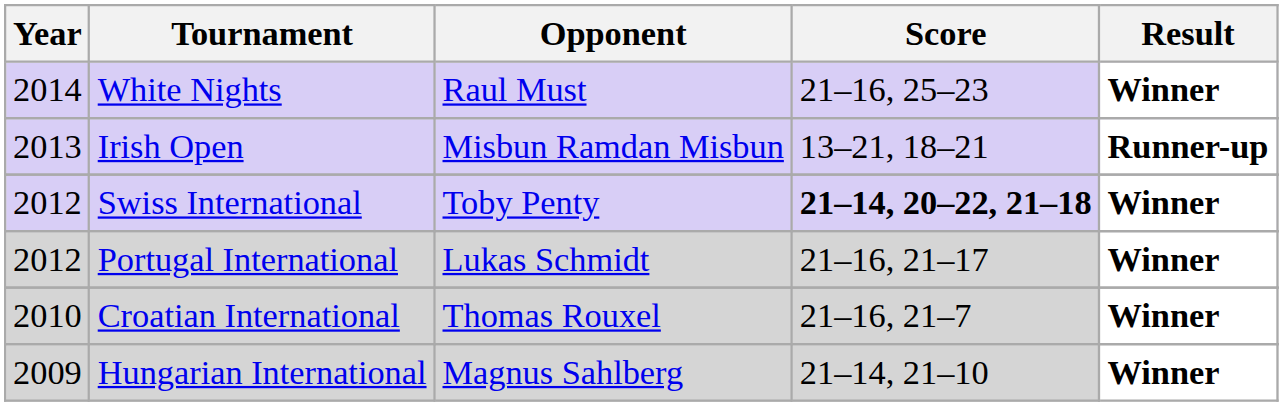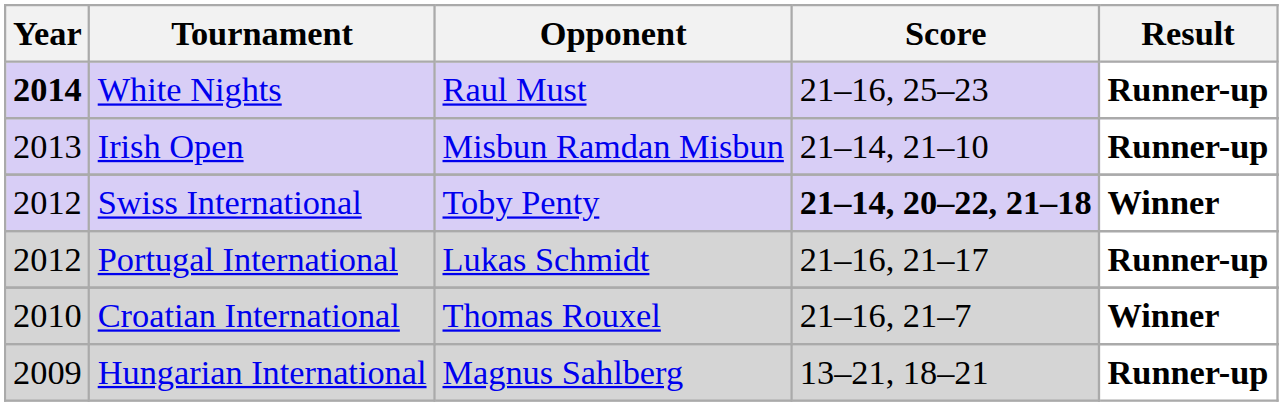(47, 89) normal -> (47, 89) bold
(1164, 89) Winner -> (1188, 89) Runner-up
(894, 146) 13–21, 18–21 -> (894, 146) 21–14, 21–10
(1164, 259) Winner -> (1188, 259) Runner-up
(894, 372) 21–14, 21–10 -> (894, 372) 13–21, 18–21
(1164, 372) Winner -> (1188, 372) Runner-up
